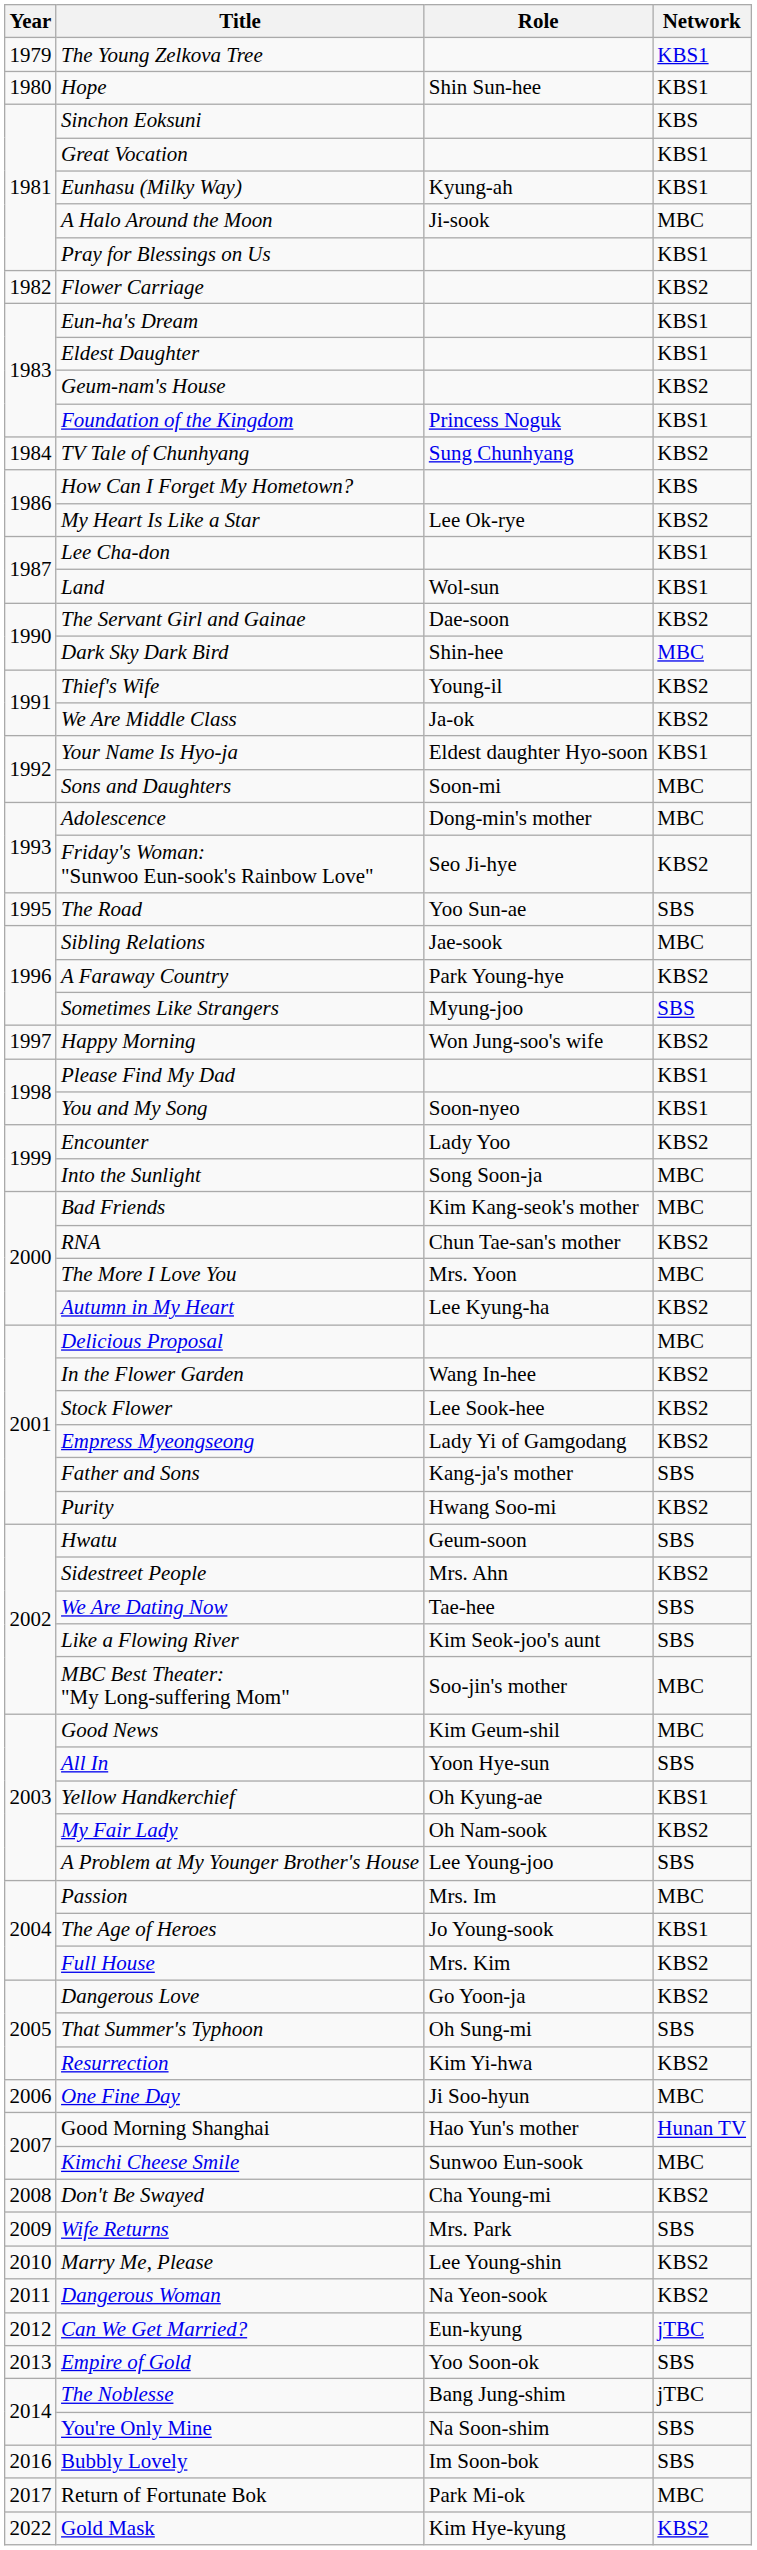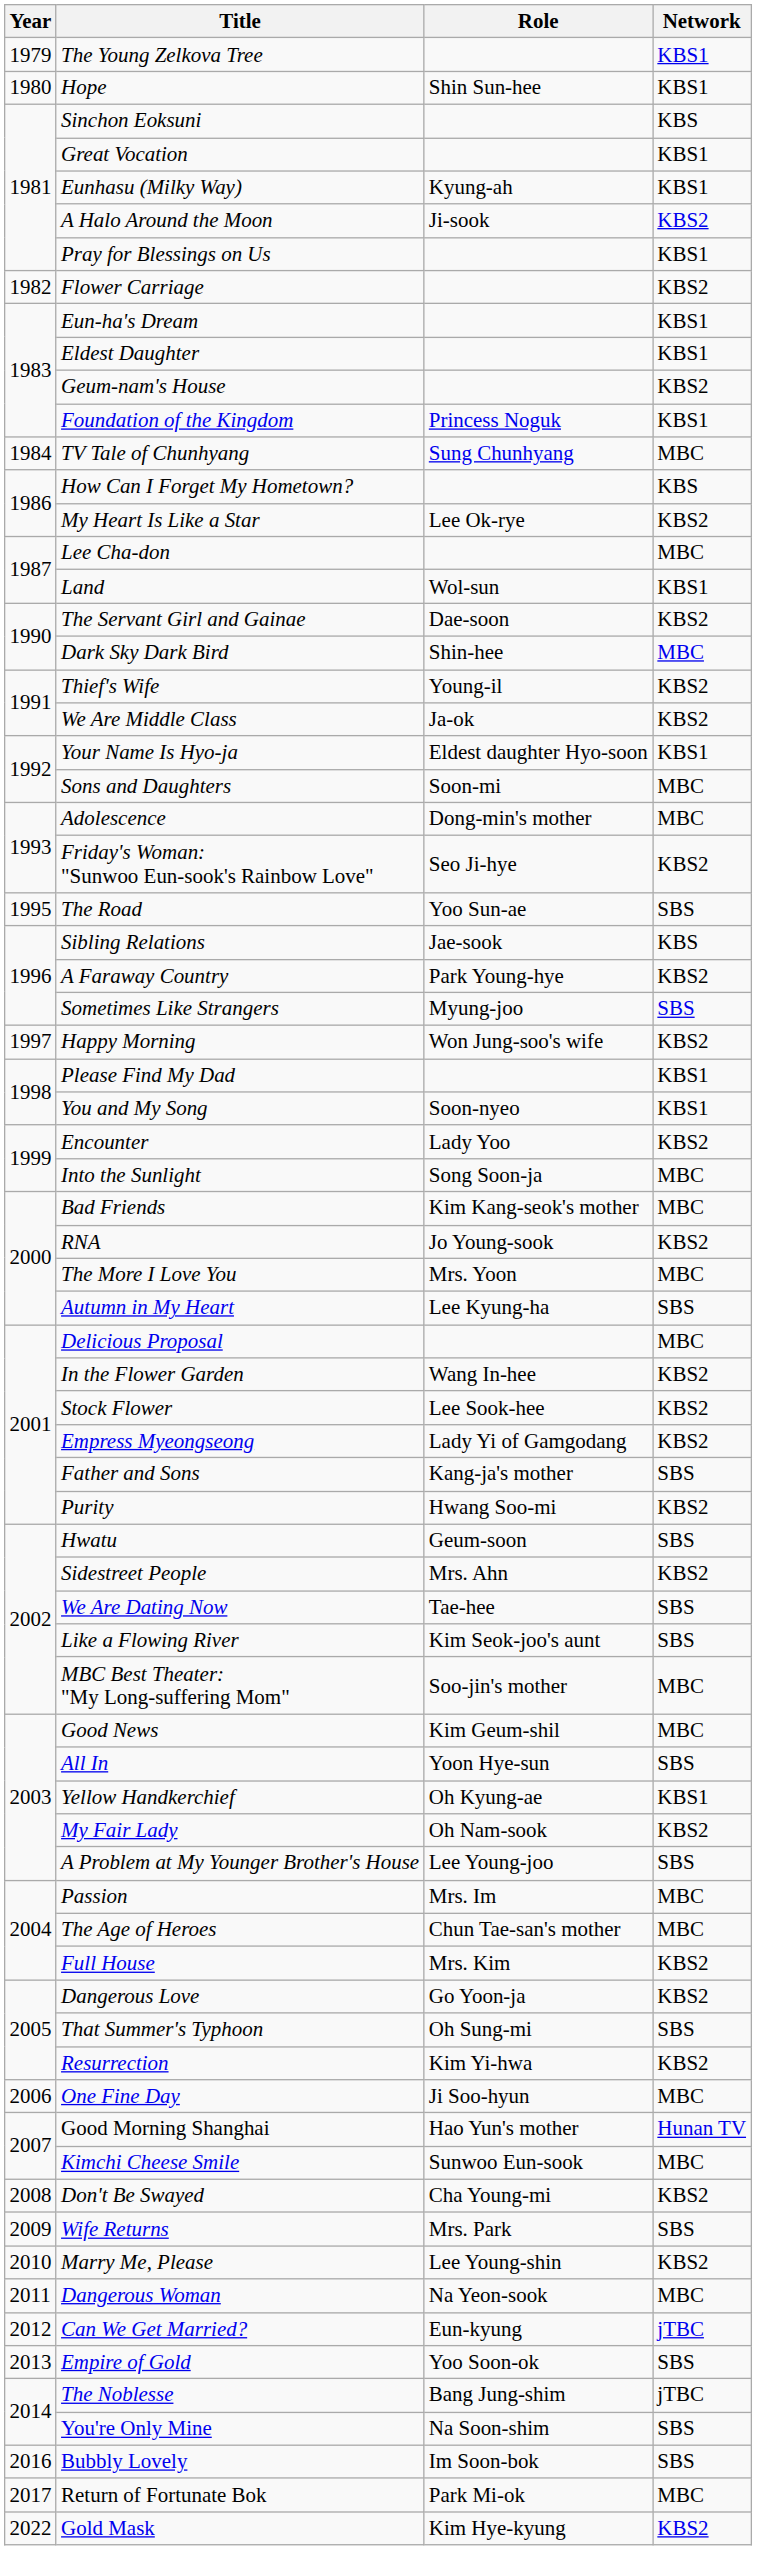(681, 220) MBC -> (683, 220) KBS2
(683, 453) KBS2 -> (681, 453) MBC
(683, 552) KBS1 -> (681, 552) MBC
(681, 942) MBC -> (678, 942) KBS
(525, 1241) Chun Tae-san's mother -> (491, 1241) Jo Young-sook
(683, 1307) KBS2 -> (676, 1307) SBS
(491, 1929) Jo Young-sook -> (525, 1929) Chun Tae-san's mother
(683, 1929) KBS1 -> (681, 1929) MBC
(683, 2295) KBS2 -> (681, 2295) MBC
